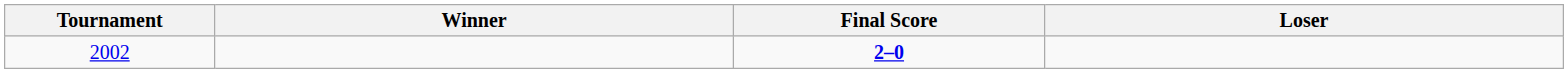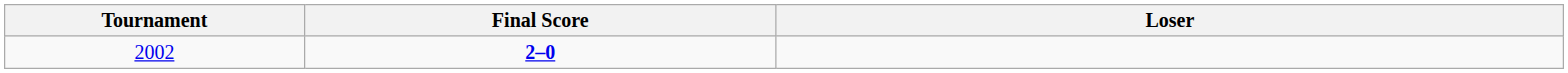- column: (474, 20)
